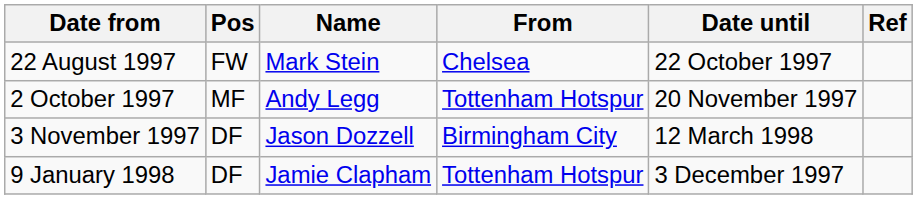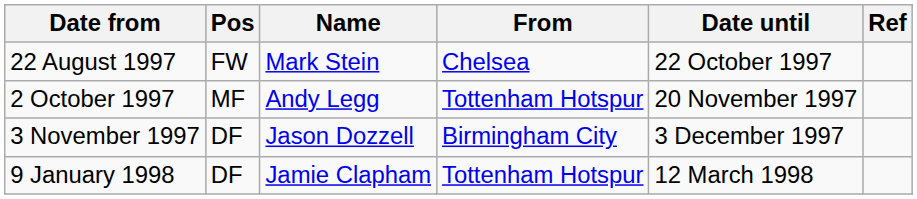(734, 136) 12 March 1998 -> (749, 136) 3 December 1997
(749, 174) 3 December 1997 -> (734, 174) 12 March 1998
